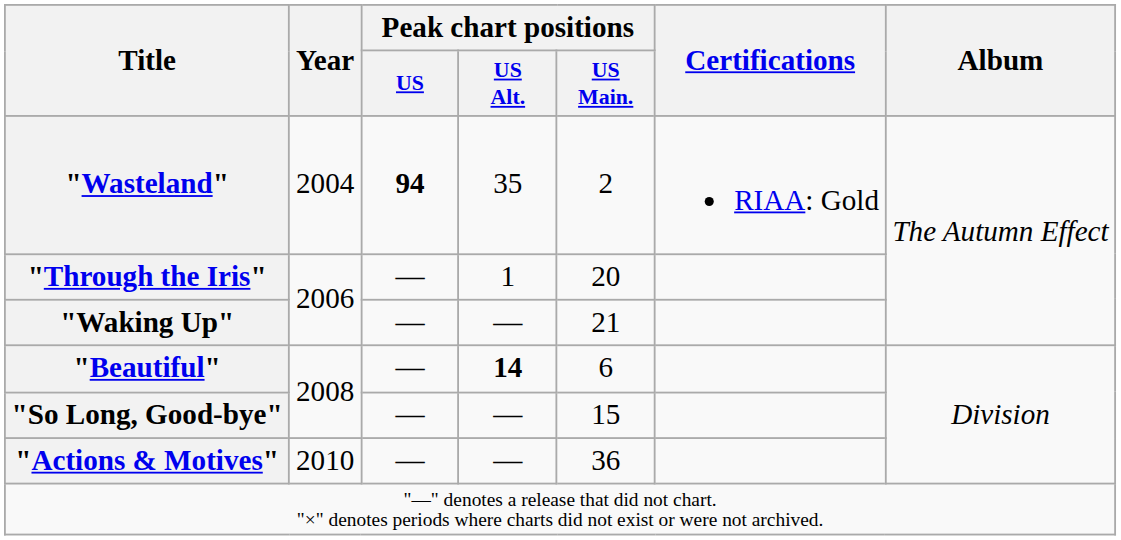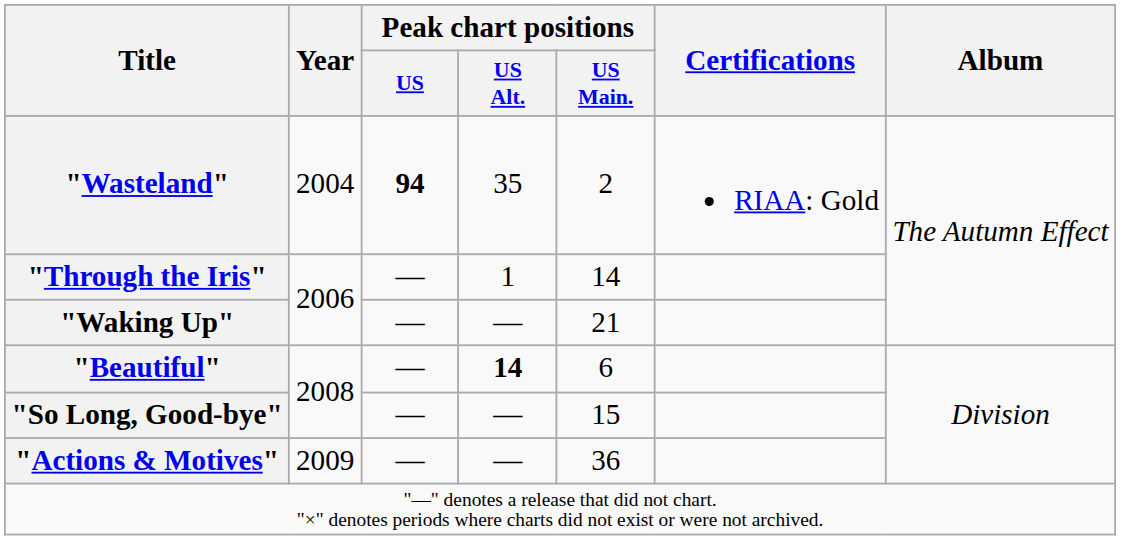(606, 276) 20 -> (606, 276) 14
(325, 460) 2010 -> (325, 460) 2009
